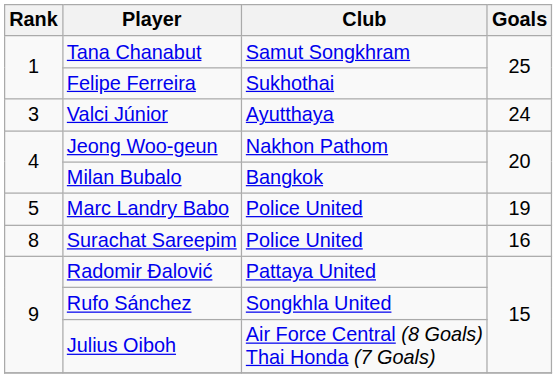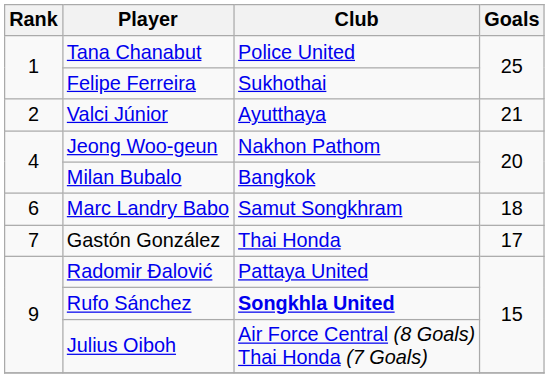(328, 51) Samut Songkhram -> (297, 51) Police United
(33, 114) 3 -> (33, 114) 2
(520, 114) 24 -> (512, 114) 21
(33, 209) 5 -> (33, 209) 6
(304, 209) Police United -> (320, 209) Samut Songkhram
(520, 209) 19 -> (512, 209) 18
+ row: (144, 240)
- row: (152, 240)
(319, 303) normal -> (316, 303) bold
